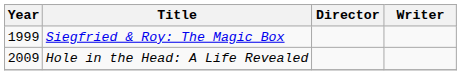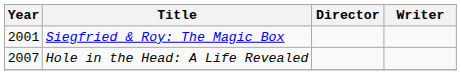(24, 37) 1999 -> (24, 37) 2001
(24, 59) 2009 -> (24, 59) 2007
